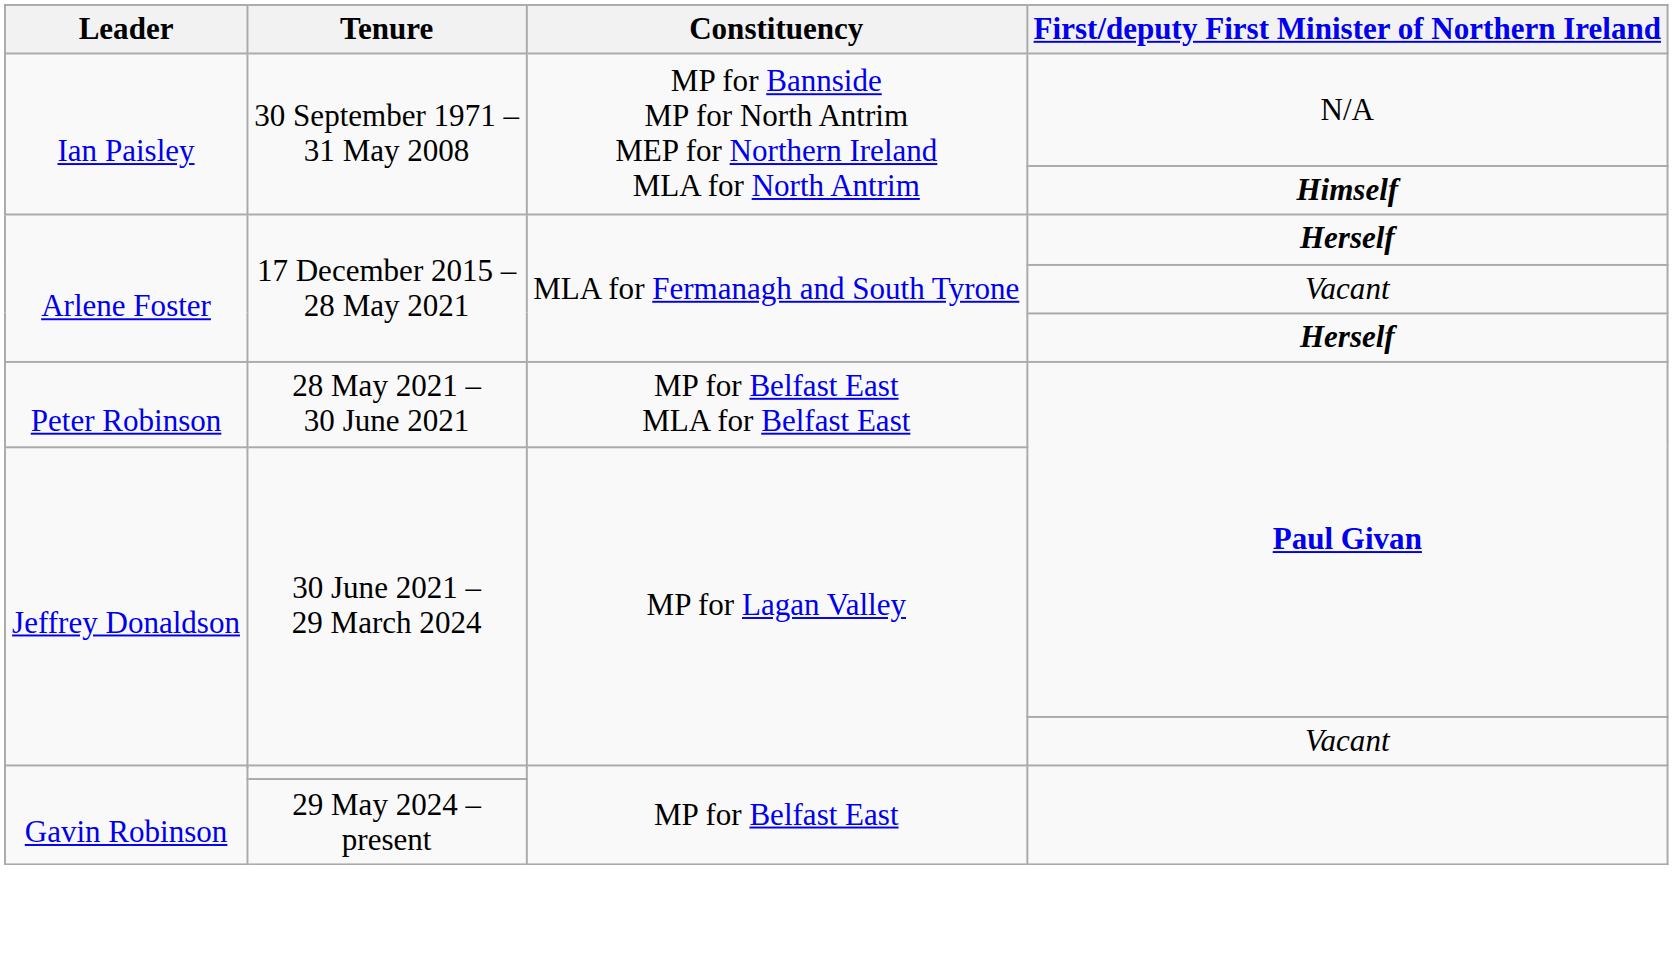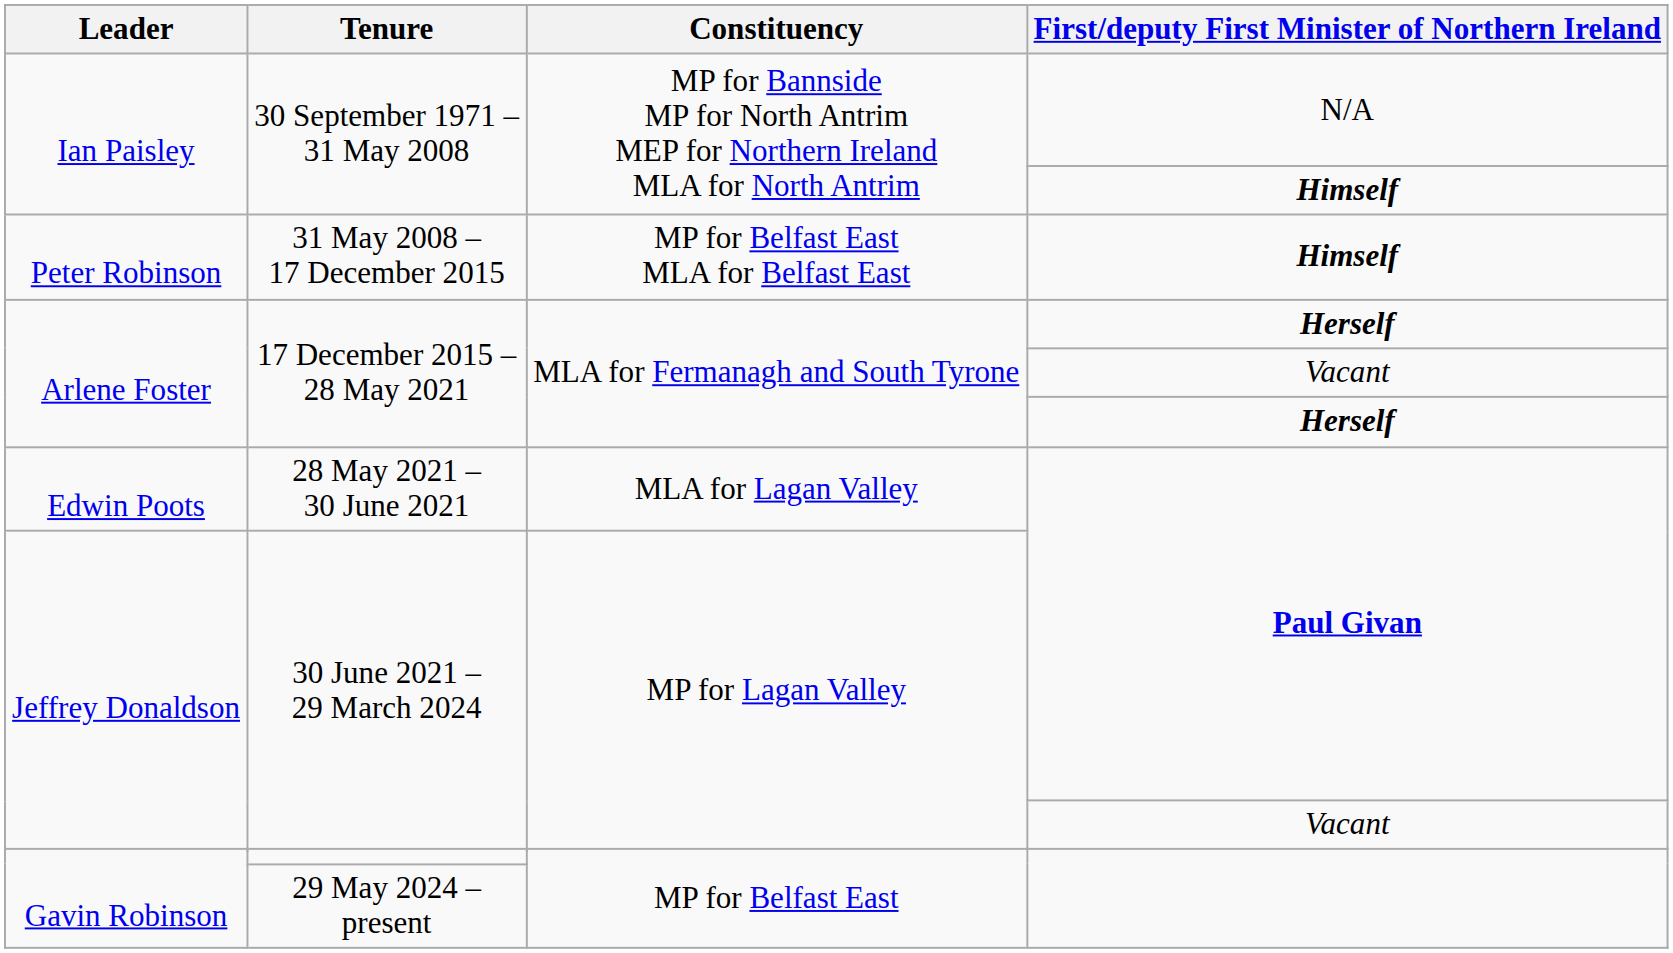+ row: (387, 256)
(126, 421) Peter Robinson -> (126, 505) Edwin Poots
(776, 404) MP for Belfast East MLA for Belfast East -> (776, 488) MLA for Lagan Valley
